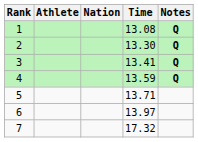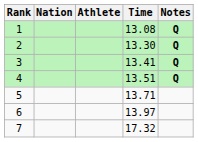columns swapped: (57, 13) <-> (102, 13)
(140, 79) 13.59 -> (140, 79) 13.51
